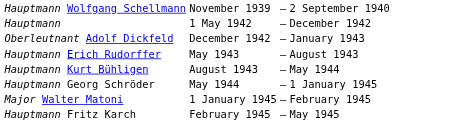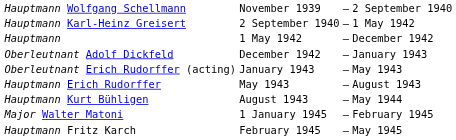+ row: (95, 24)
+ row: (120, 69)
- row: (80, 84)
